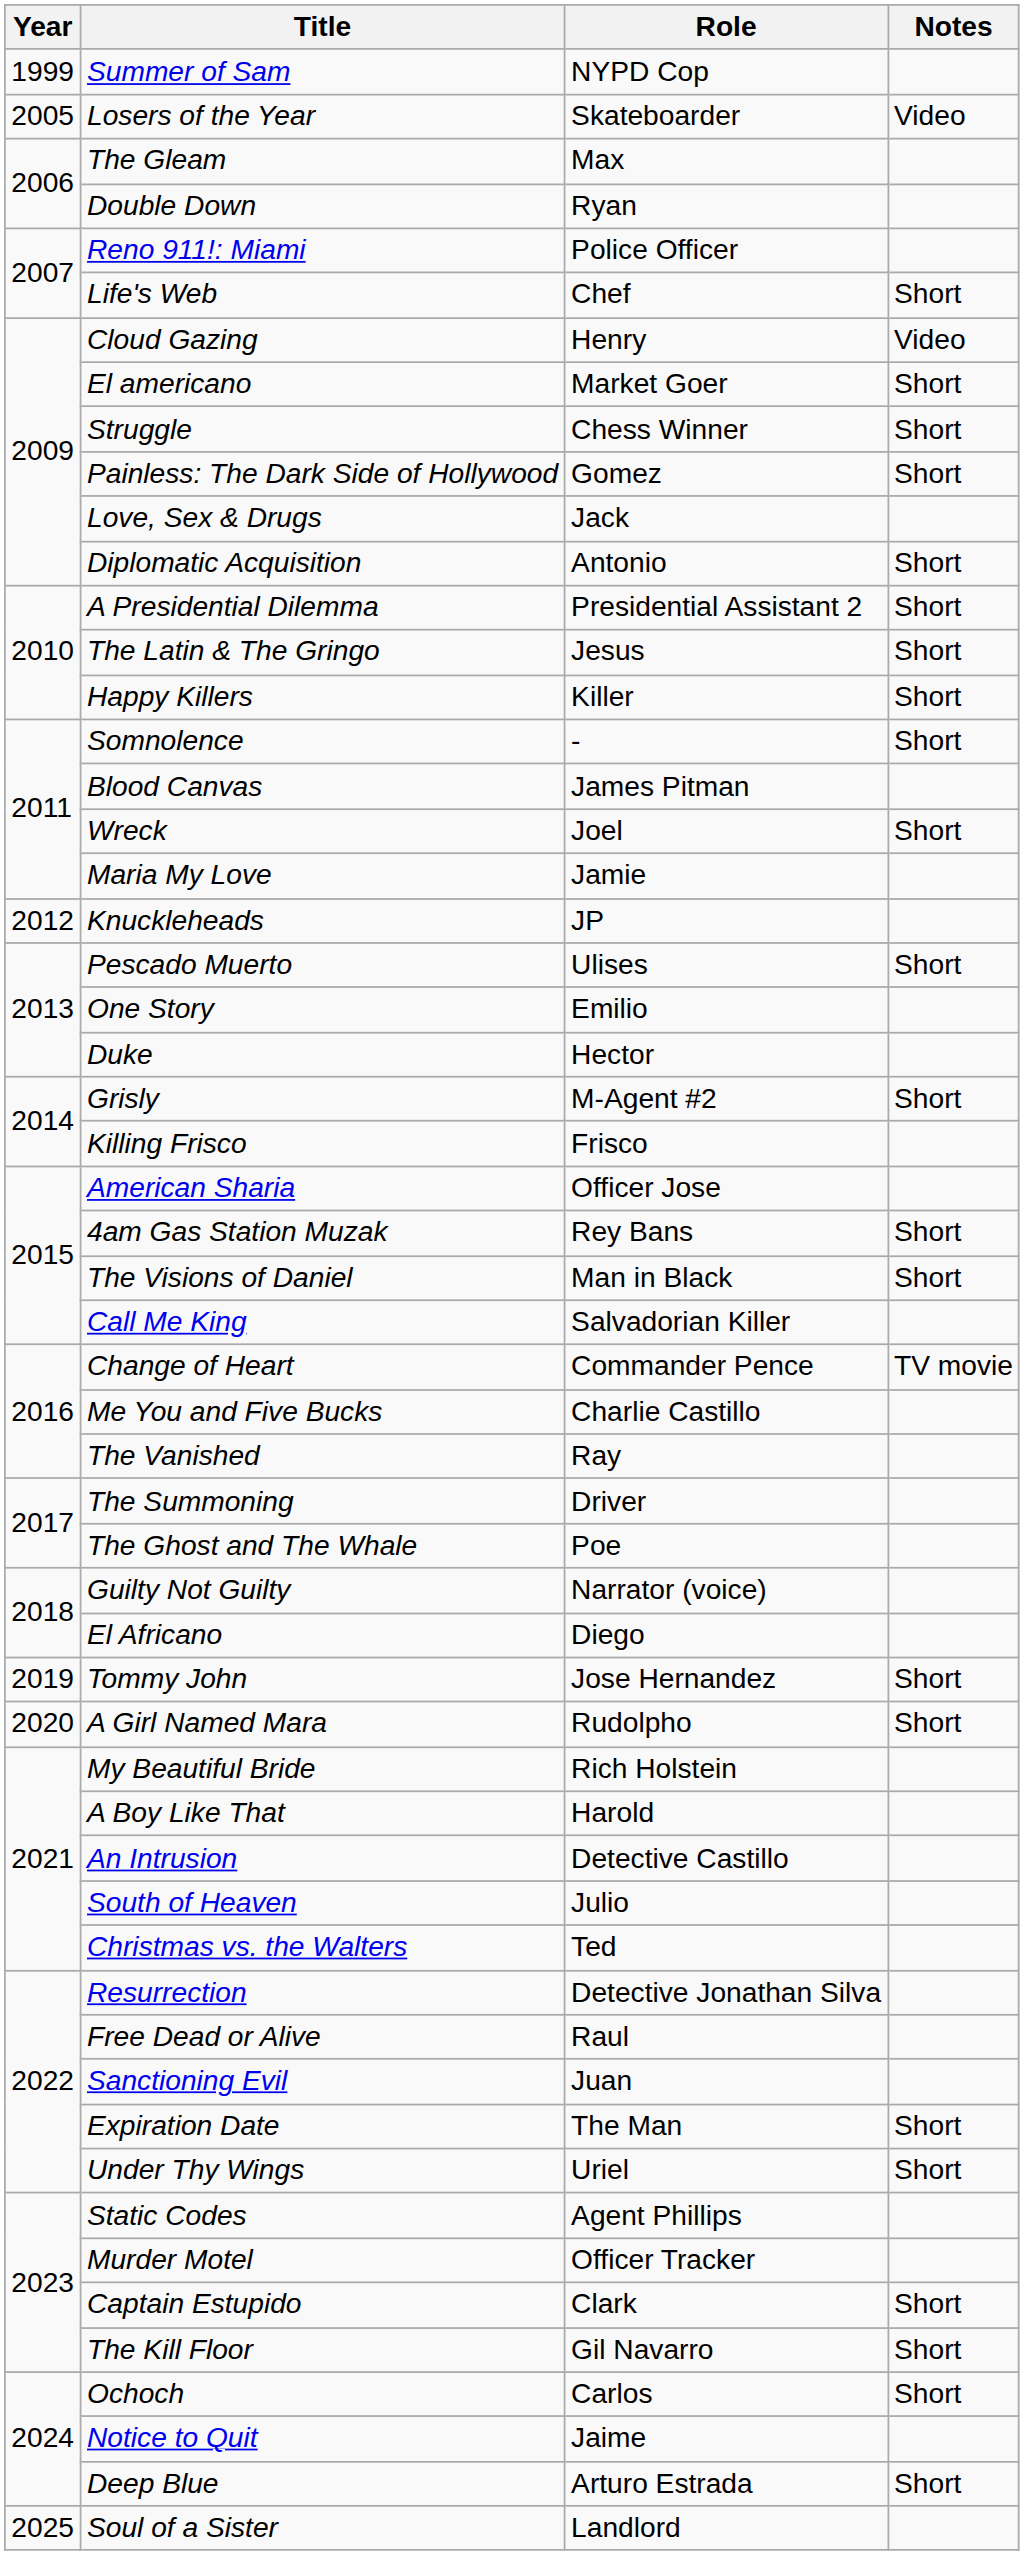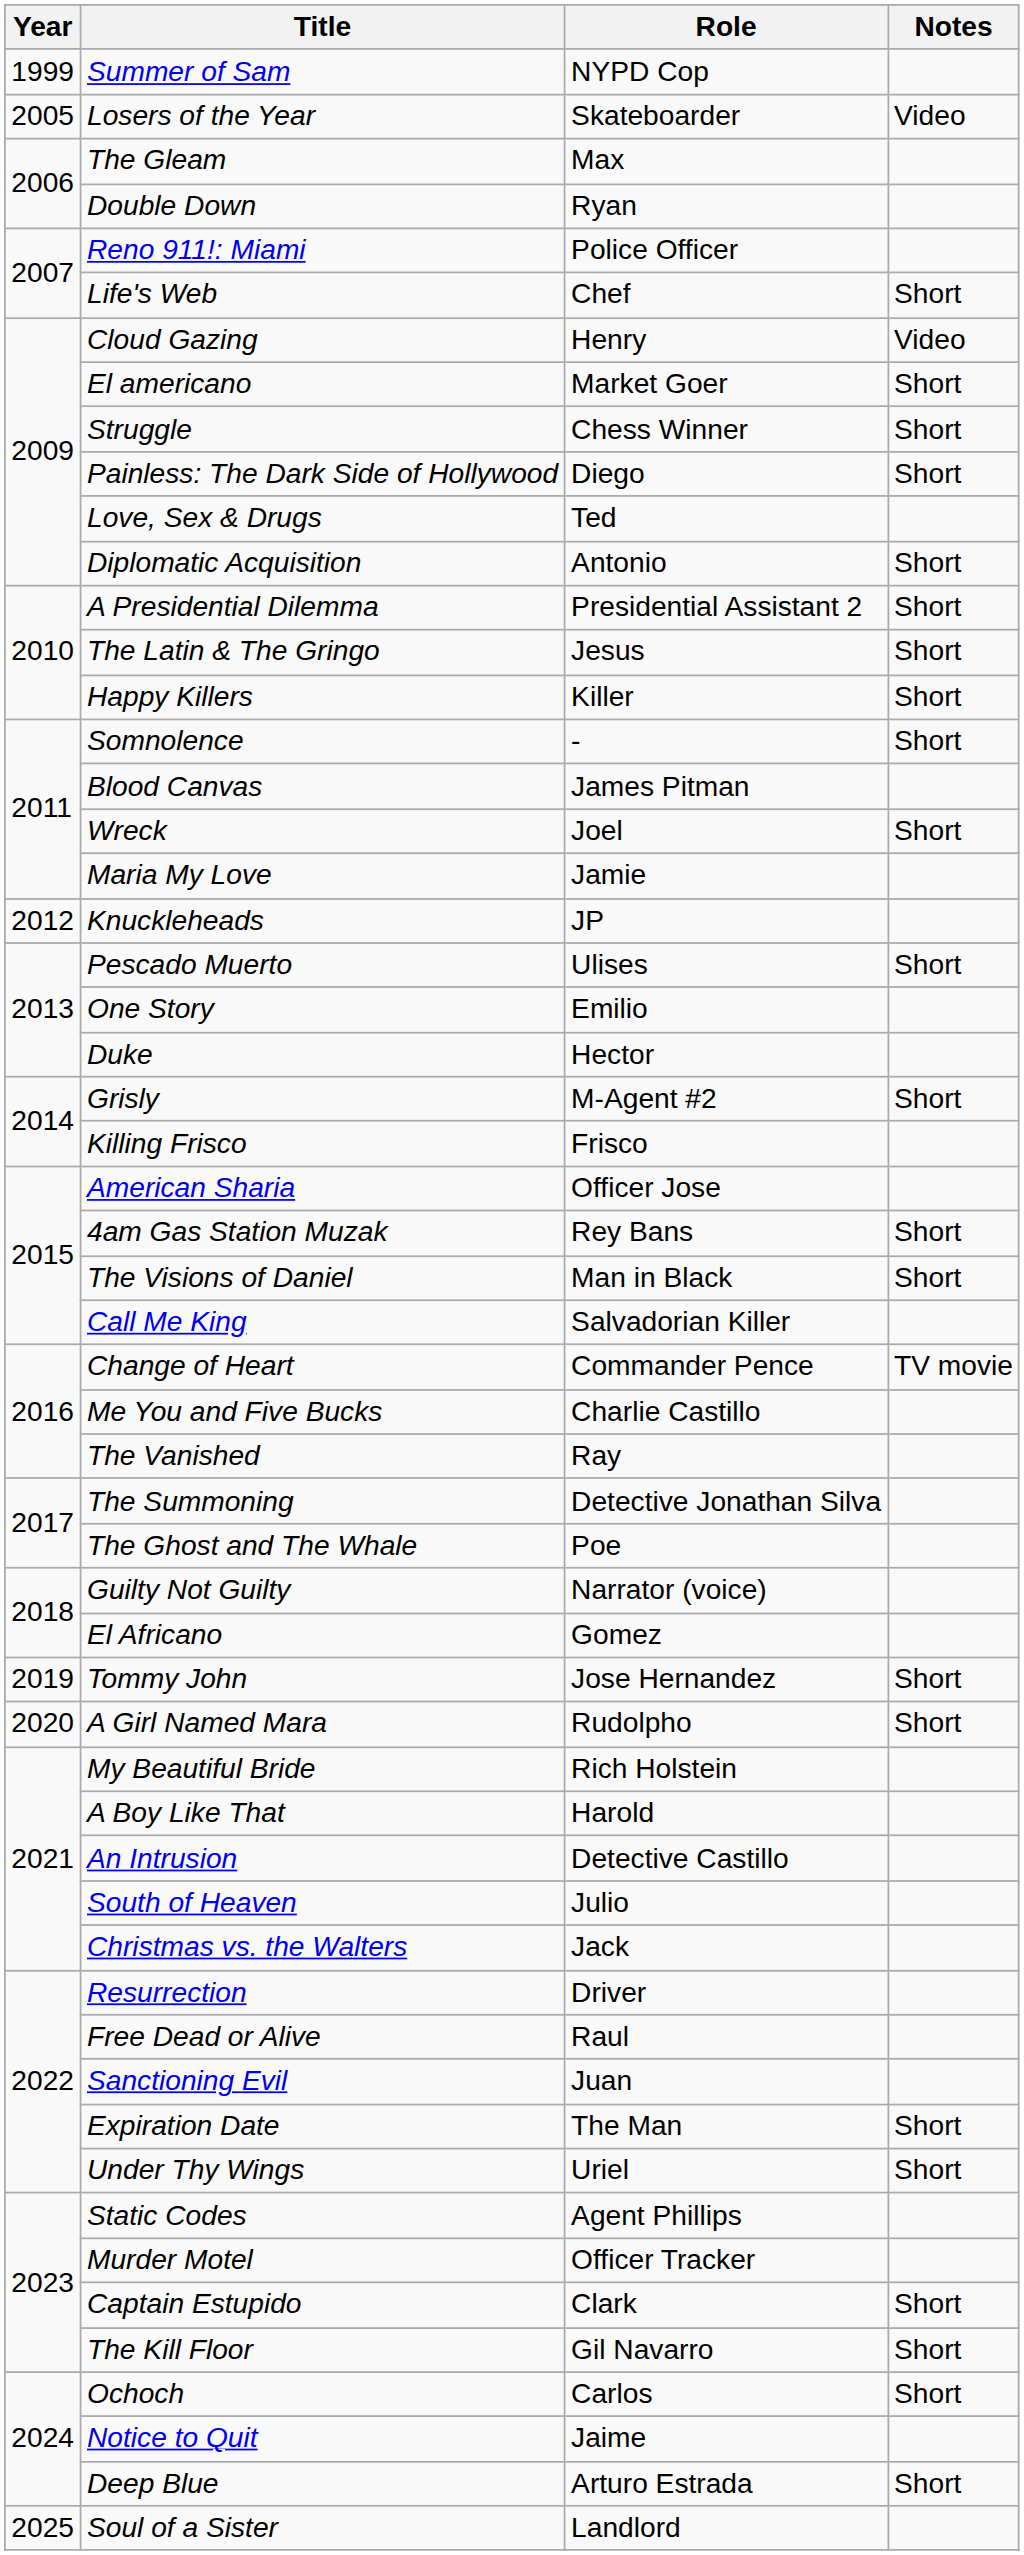(616, 473) Gomez -> (608, 473) Diego
(600, 518) Jack -> (594, 518) Ted
(609, 1500) Driver -> (726, 1500) Detective Jonathan Silva
(608, 1634) Diego -> (616, 1634) Gomez
(594, 1947) Ted -> (600, 1947) Jack
(726, 1991) Detective Jonathan Silva -> (609, 1991) Driver
